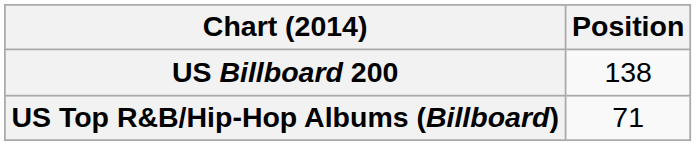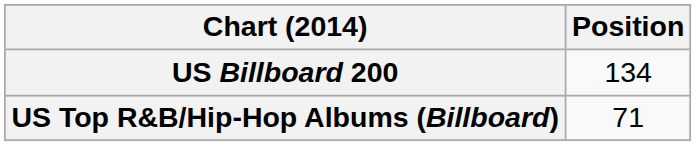(628, 72) 138 -> (628, 72) 134
